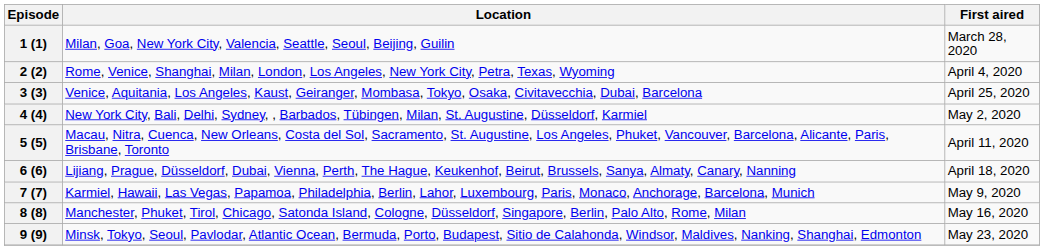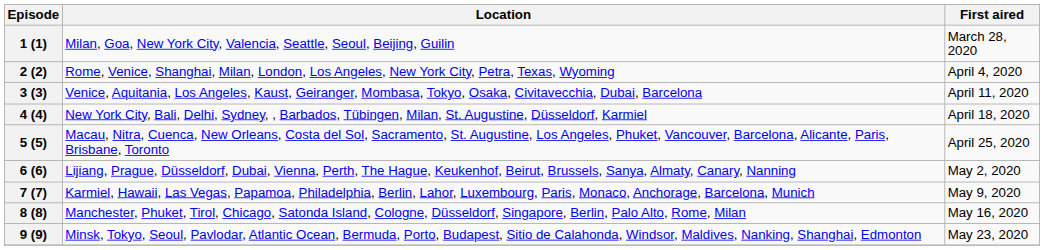(989, 93) April 25, 2020 -> (988, 93) April 11, 2020
(984, 114) May 2, 2020 -> (989, 114) April 18, 2020
(988, 142) April 11, 2020 -> (989, 142) April 25, 2020
(989, 171) April 18, 2020 -> (984, 171) May 2, 2020
